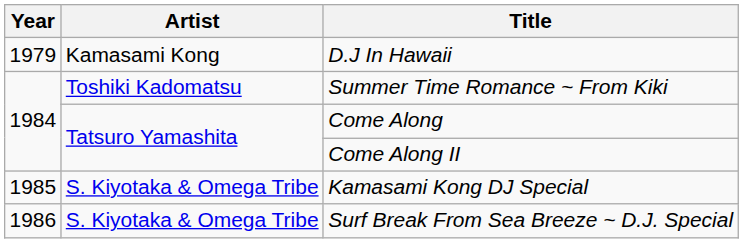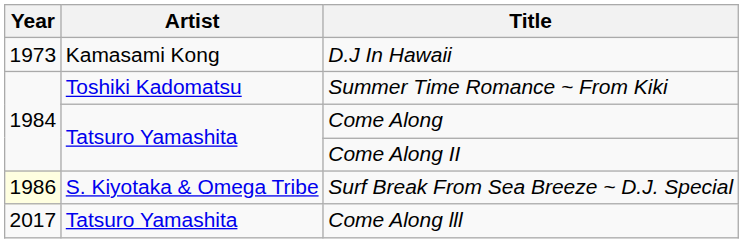(33, 54) 1979 -> (33, 54) 1973
- row: (458, 187)
(33, 220) no background -> (33, 187) lightyellow background
+ row: (395, 220)
